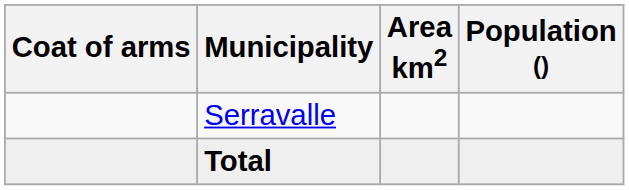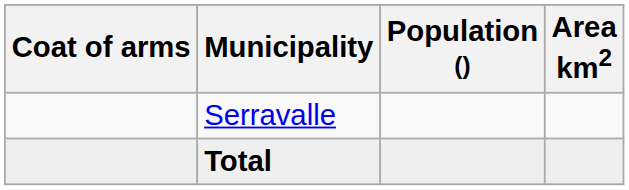columns swapped: (541, 48) <-> (419, 48)
